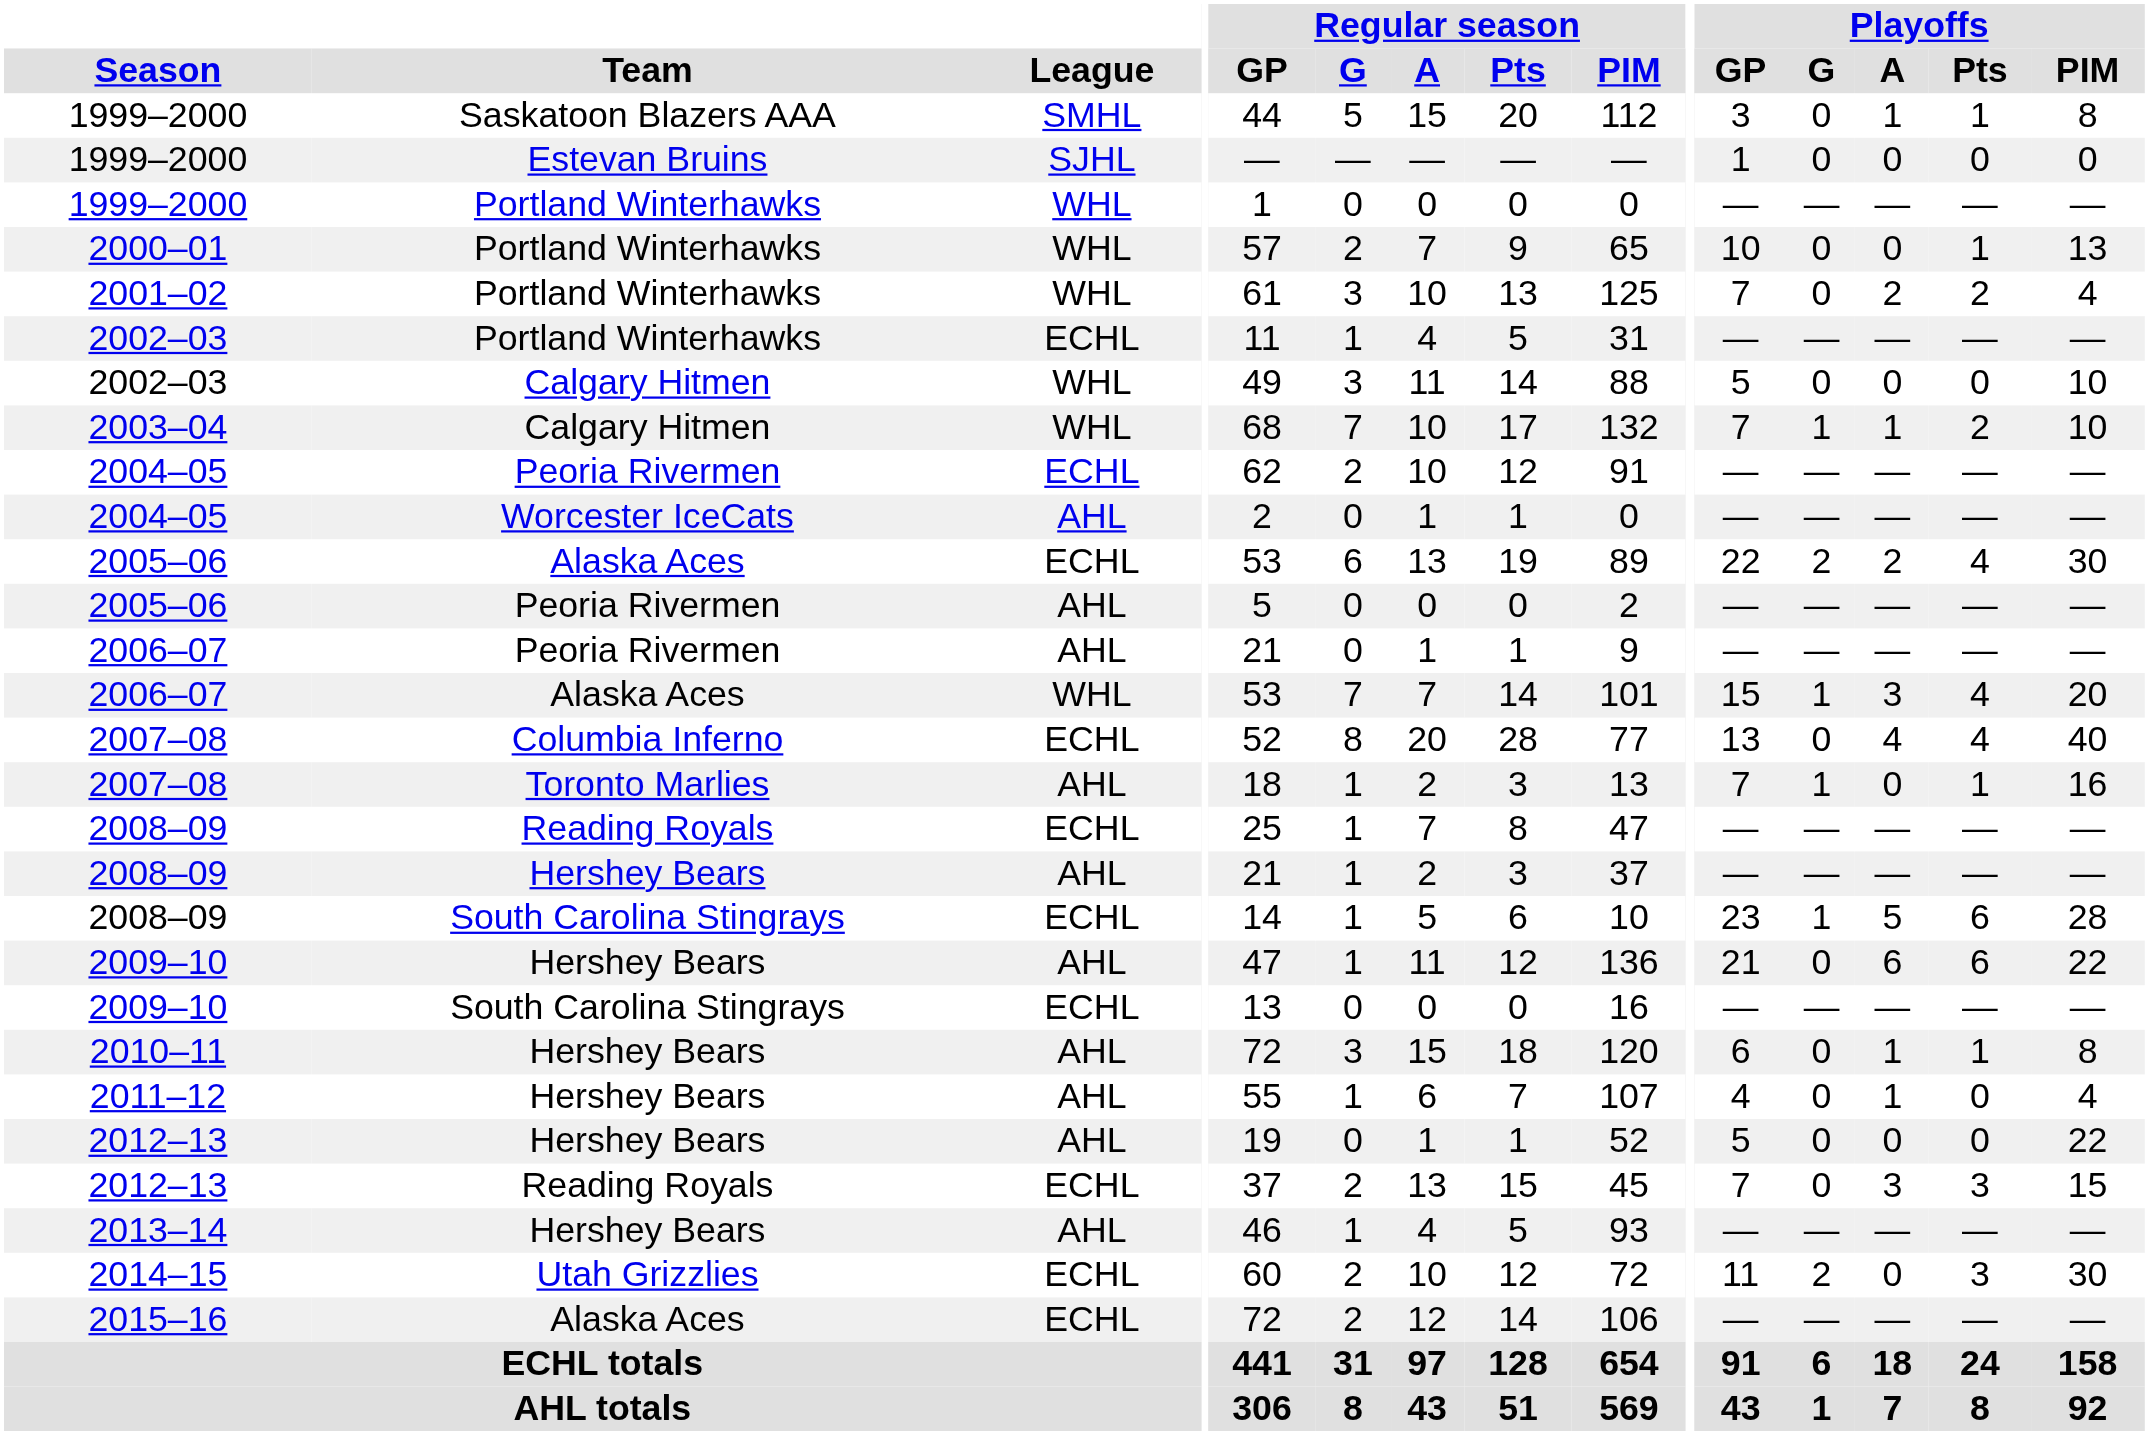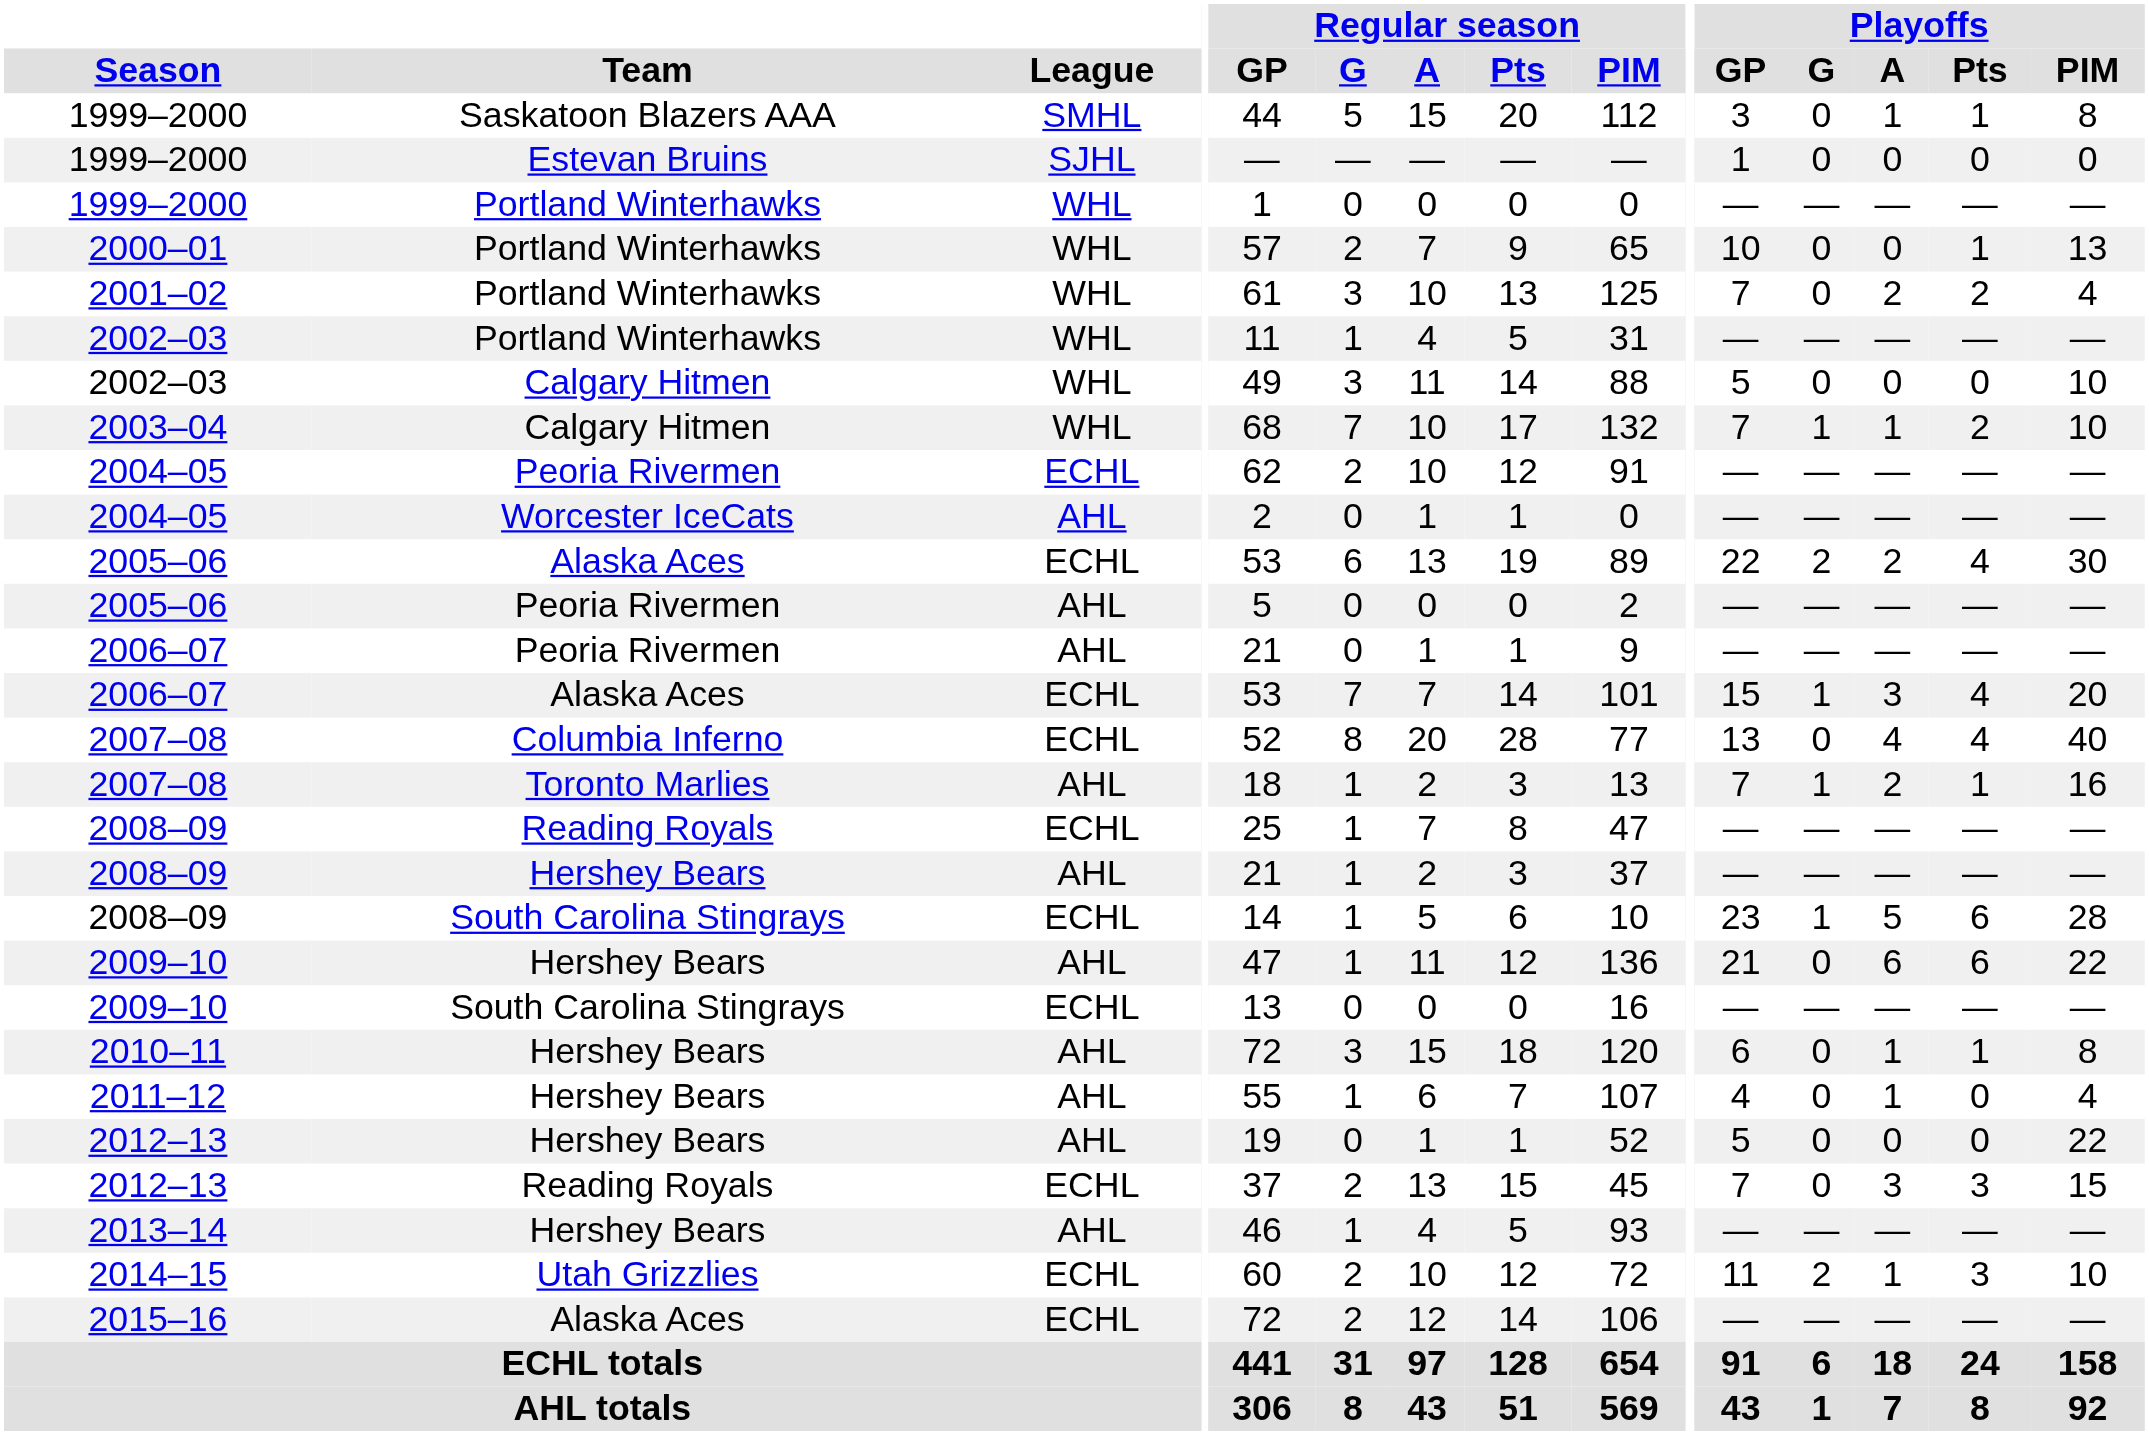(1092, 337) ECHL -> (1092, 337) WHL
(1092, 694) WHL -> (1092, 694) ECHL
(1892, 783) 0 -> (1892, 783) 2
(1892, 1274) 0 -> (1892, 1274) 1
(2088, 1274) 30 -> (2088, 1274) 10
